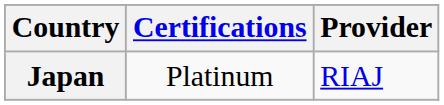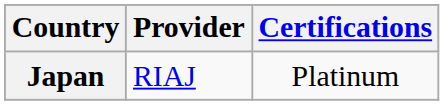columns swapped: (376, 28) <-> (220, 28)
